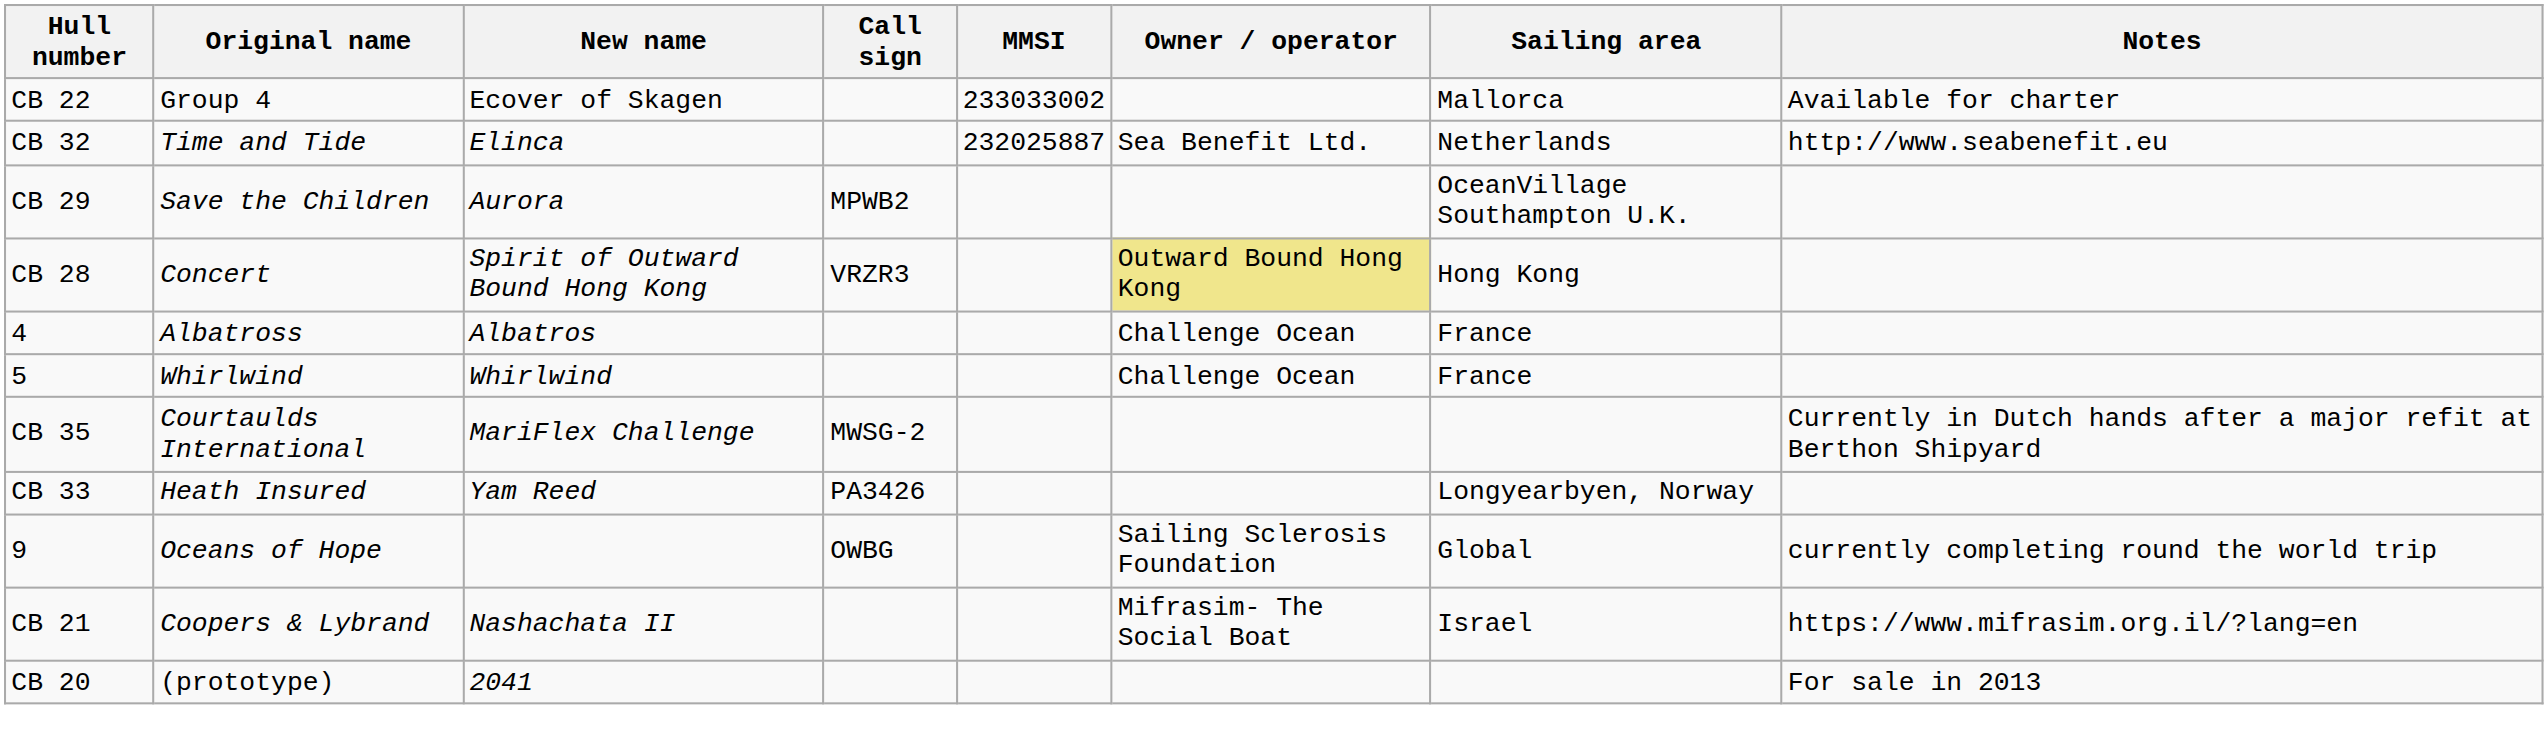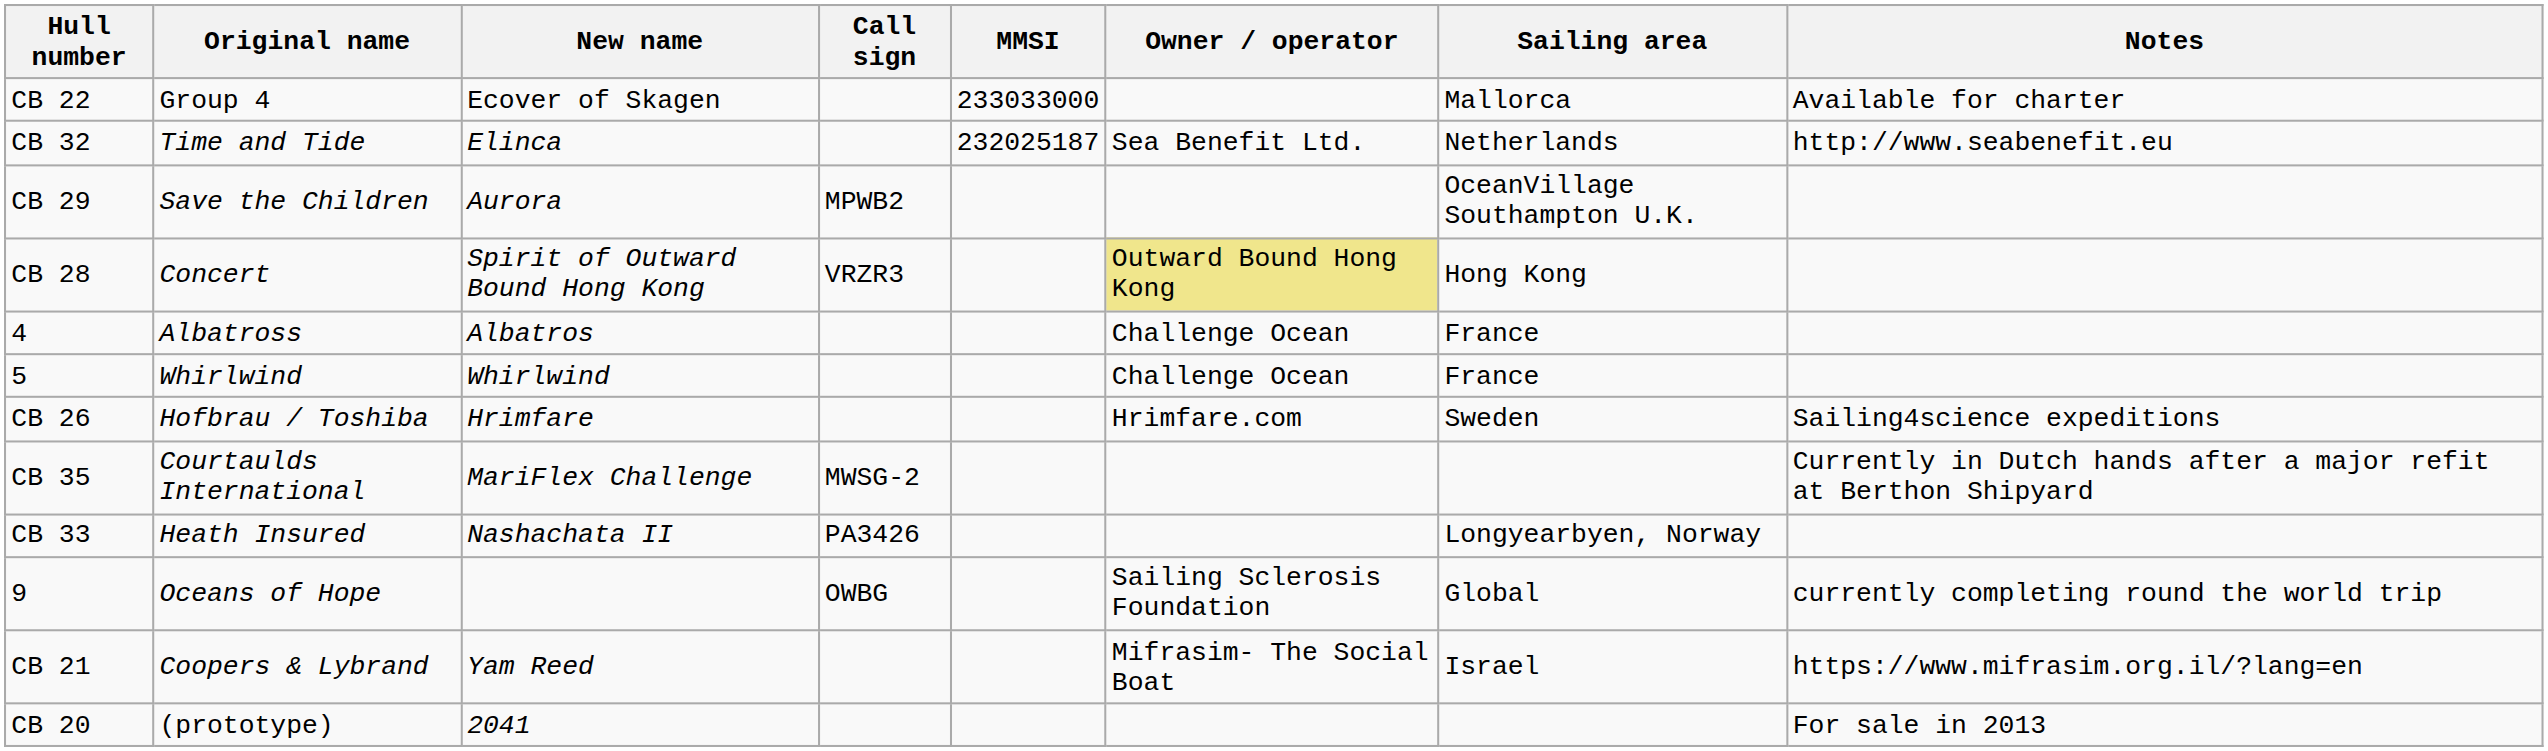(1034, 100) 233033002 -> (1028, 100) 233033000
(1034, 143) 232025887 -> (1028, 143) 232025187
+ row: (51, 419)
(533, 492) Yam Reed -> (570, 535) Nashachata II
(572, 624) Nashachata II -> (531, 667) Yam Reed
